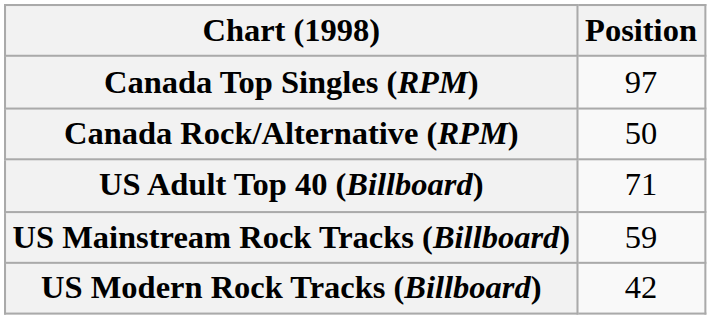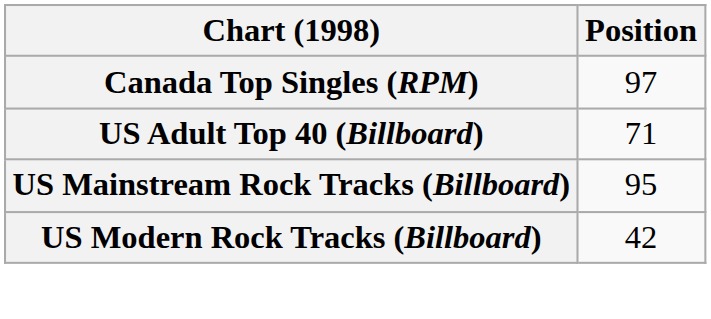- row: (291, 133)
(641, 236) 59 -> (641, 184) 95
